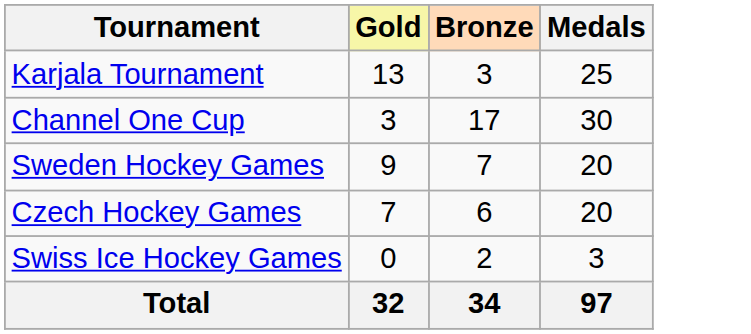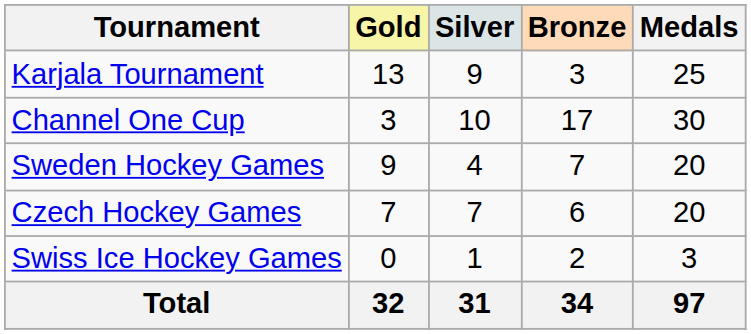+ column: (475, 27)
